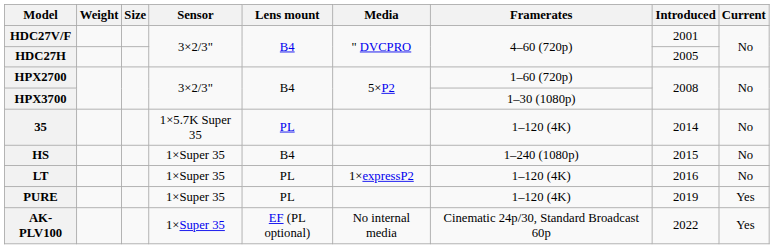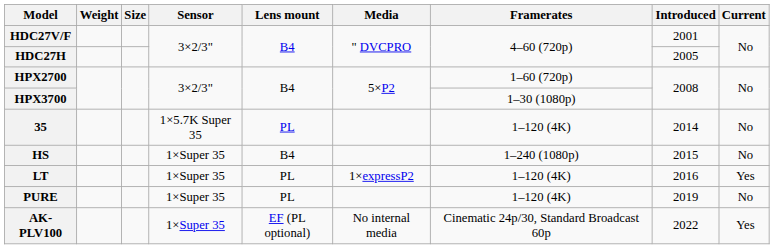(744, 176) No -> (744, 176) Yes
(744, 197) Yes -> (744, 197) No
